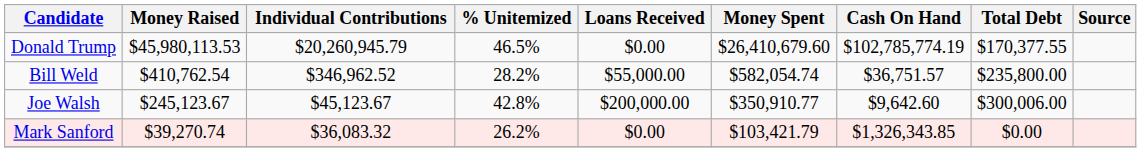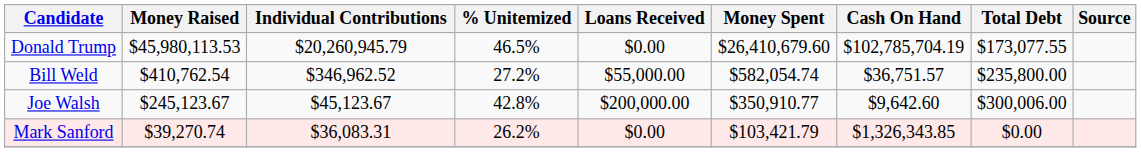(904, 47) $102,785,774.19 -> (904, 47) $102,785,704.19
(1022, 47) $170,377.55 -> (1022, 47) $173,077.55
(516, 75) 28.2% -> (516, 75) 27.2%
(351, 132) $36,083.32 -> (351, 132) $36,083.31
